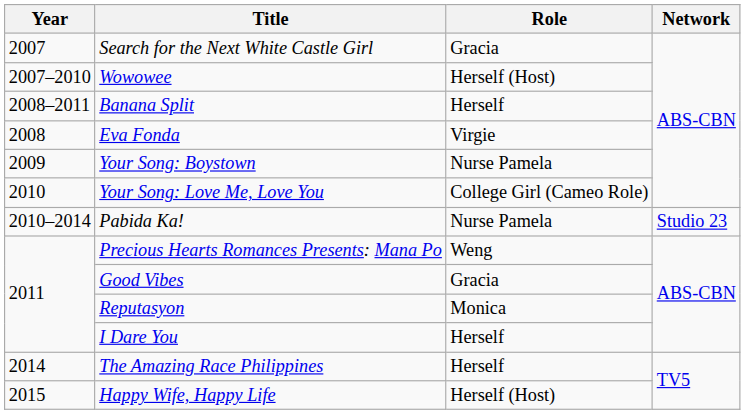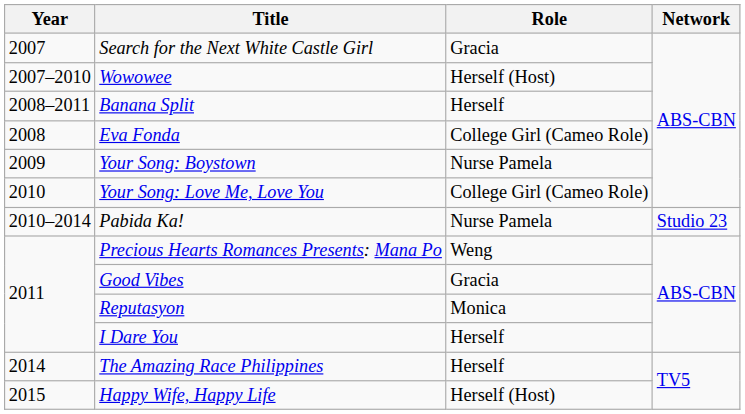(473, 134) Virgie -> (549, 134) College Girl (Cameo Role)
